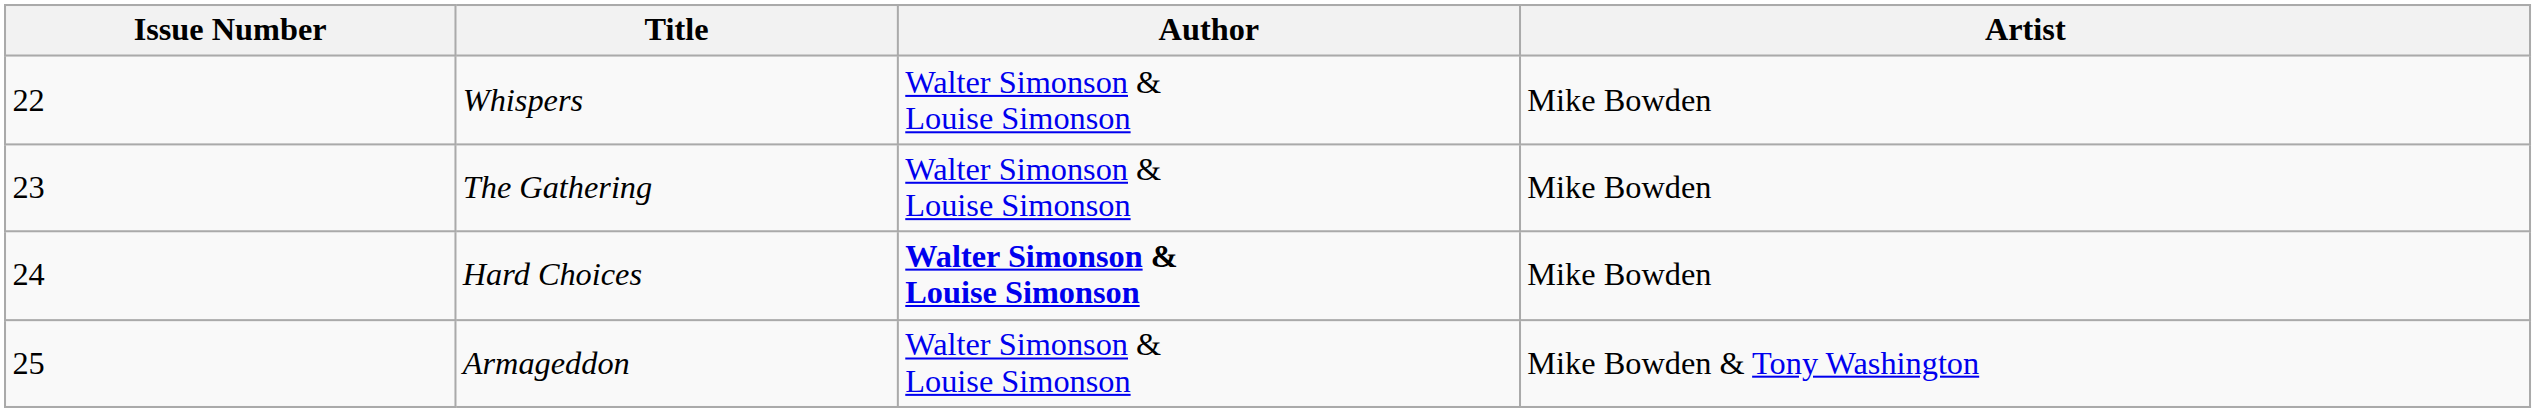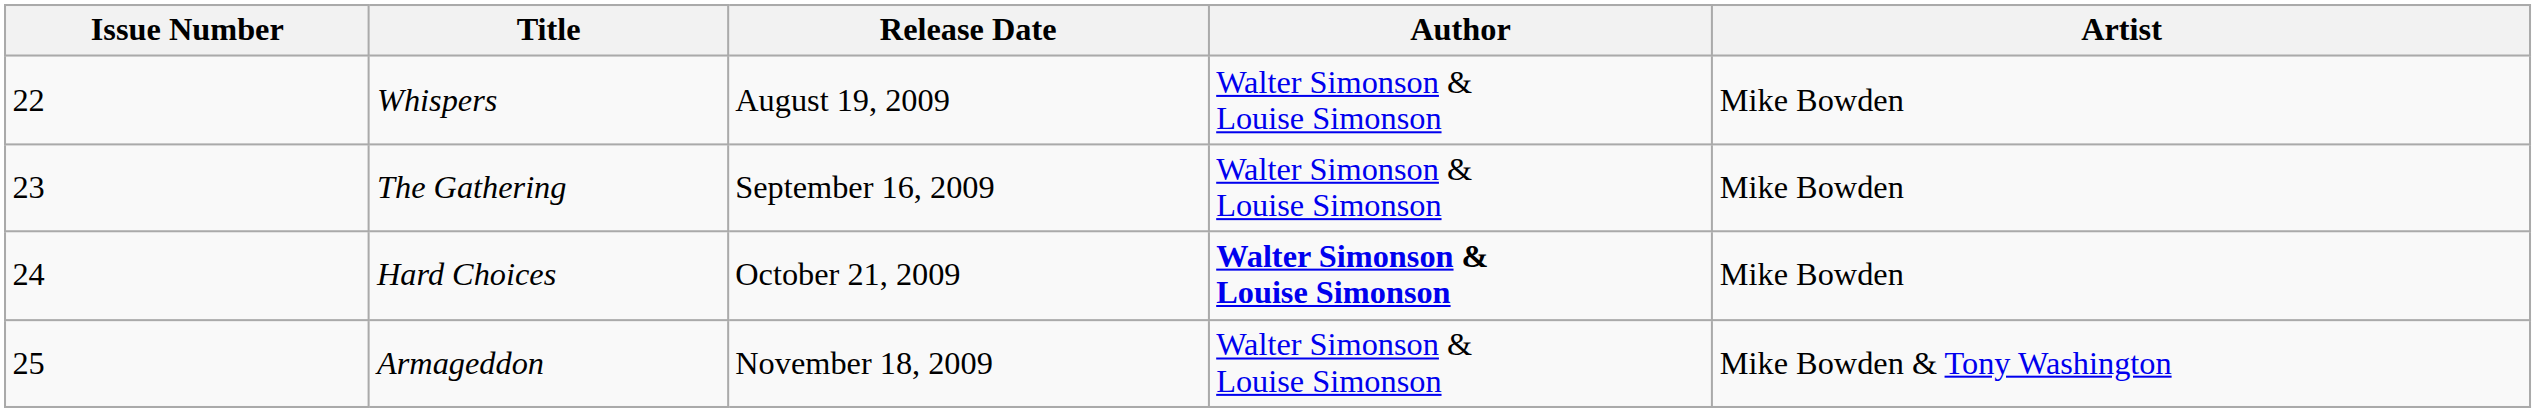+ column: (968, 30)
